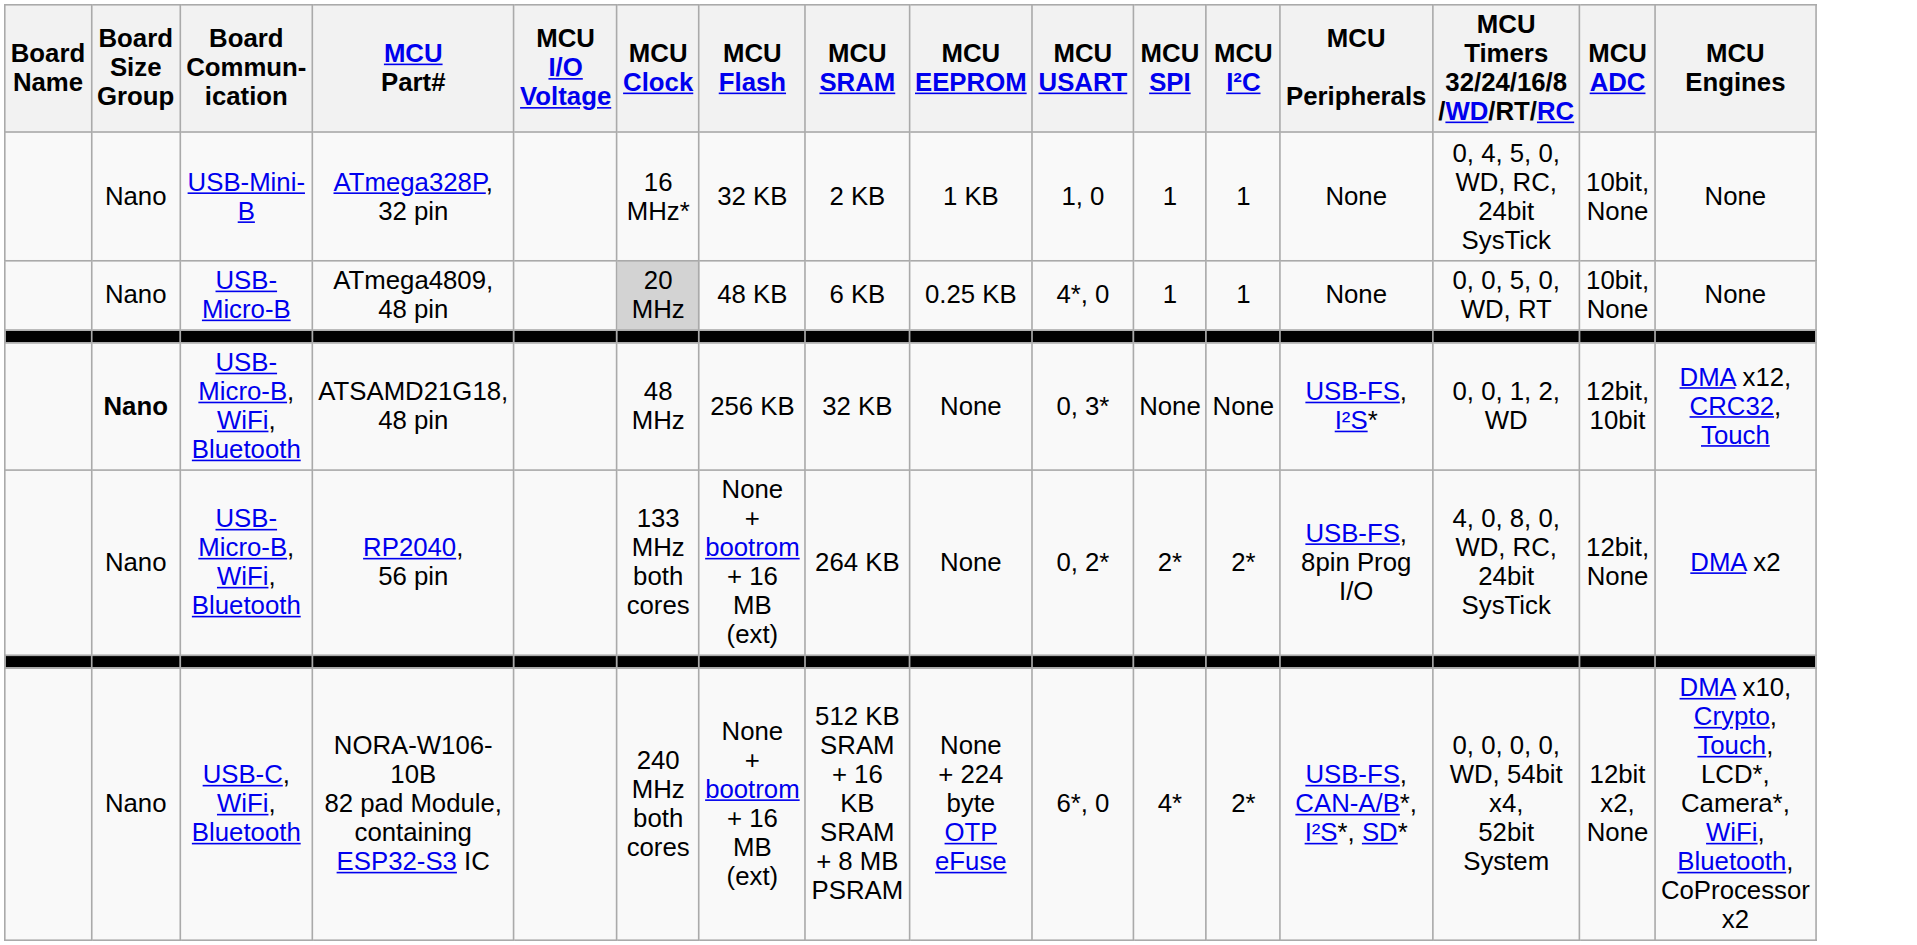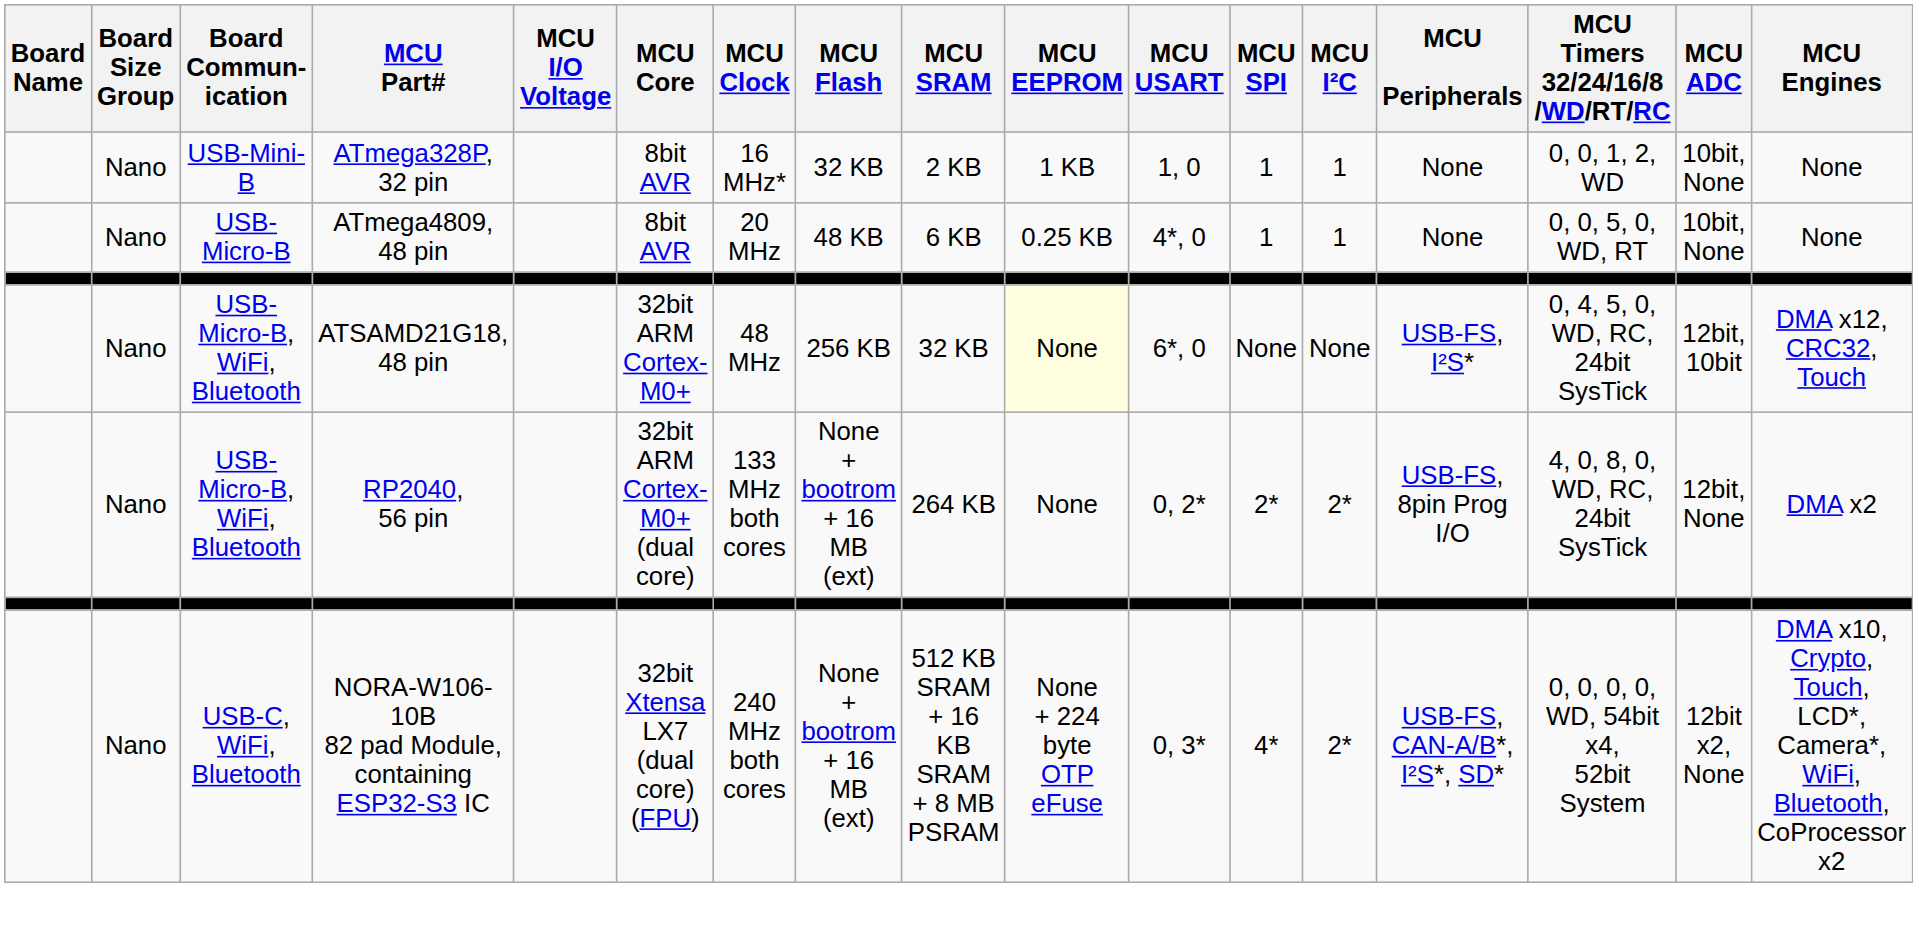+ column: (665, 68)
(1506, 196) 0, 4, 5, 0, WD, RC, 24bit SysTick -> (1603, 167) 0, 0, 1, 2, WD
(658, 295) lightgrey background -> (754, 237) no background
(136, 405) bold -> (136, 347) normal
(971, 405) no background -> (1067, 347) lightyellow background
(1083, 405) 0, 3* -> (1179, 347) 6*, 0
(1506, 405) 0, 0, 1, 2, WD -> (1603, 347) 0, 4, 5, 0, WD, RC, 24bit SysTick
(1083, 803) 6*, 0 -> (1179, 745) 0, 3*
